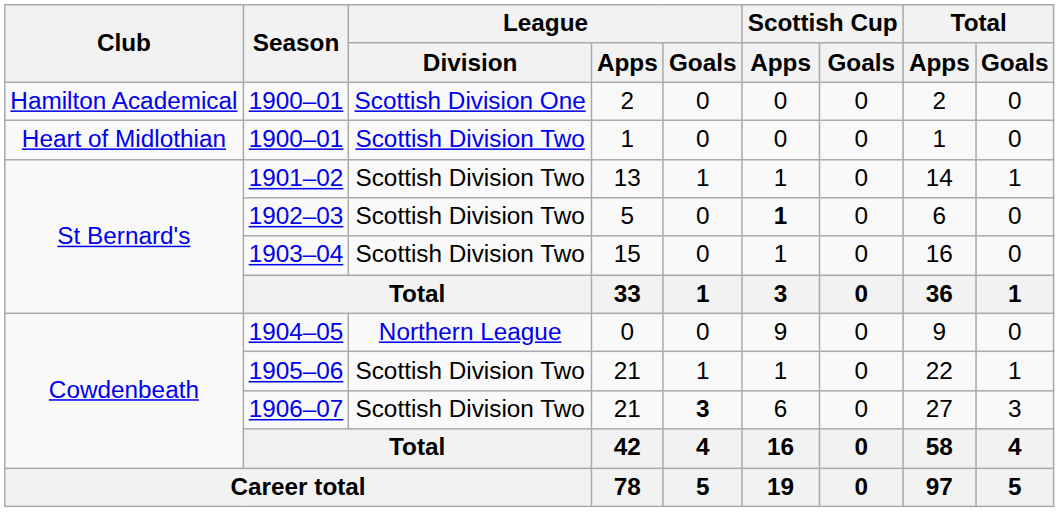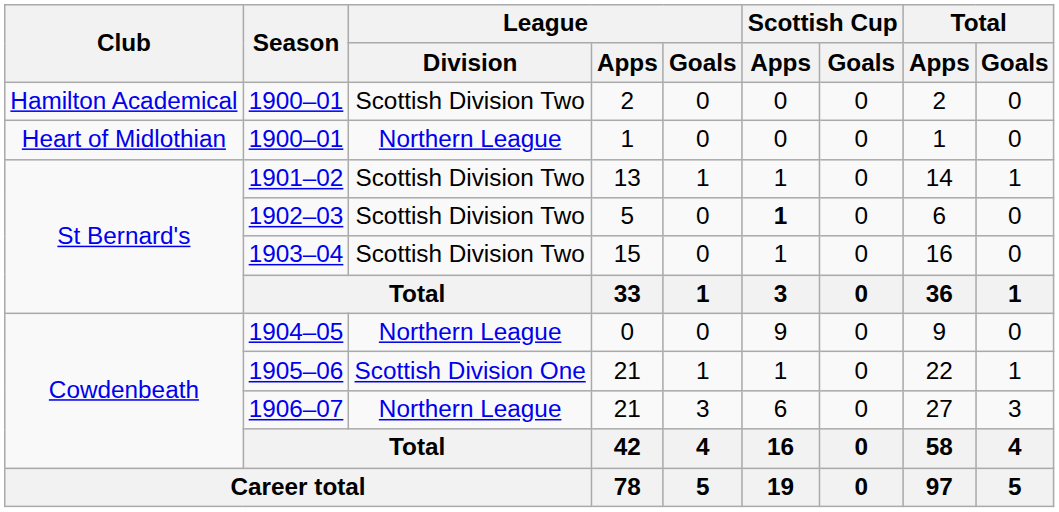(470, 100) Scottish Division One -> (470, 100) Scottish Division Two
(470, 139) Scottish Division Two -> (470, 139) Northern League
(470, 370) Scottish Division Two -> (470, 370) Scottish Division One
(470, 409) Scottish Division Two -> (470, 409) Northern League
(703, 409) bold -> (703, 409) normal
